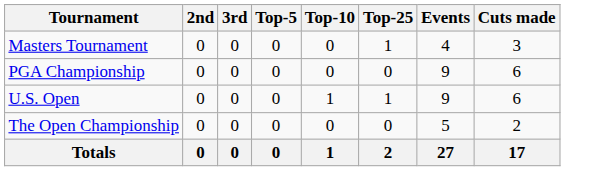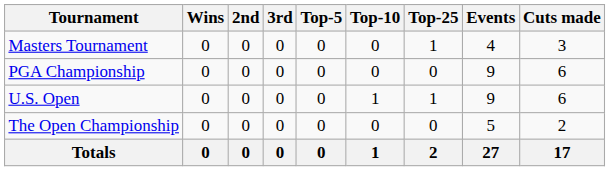+ column: (205, 17)
